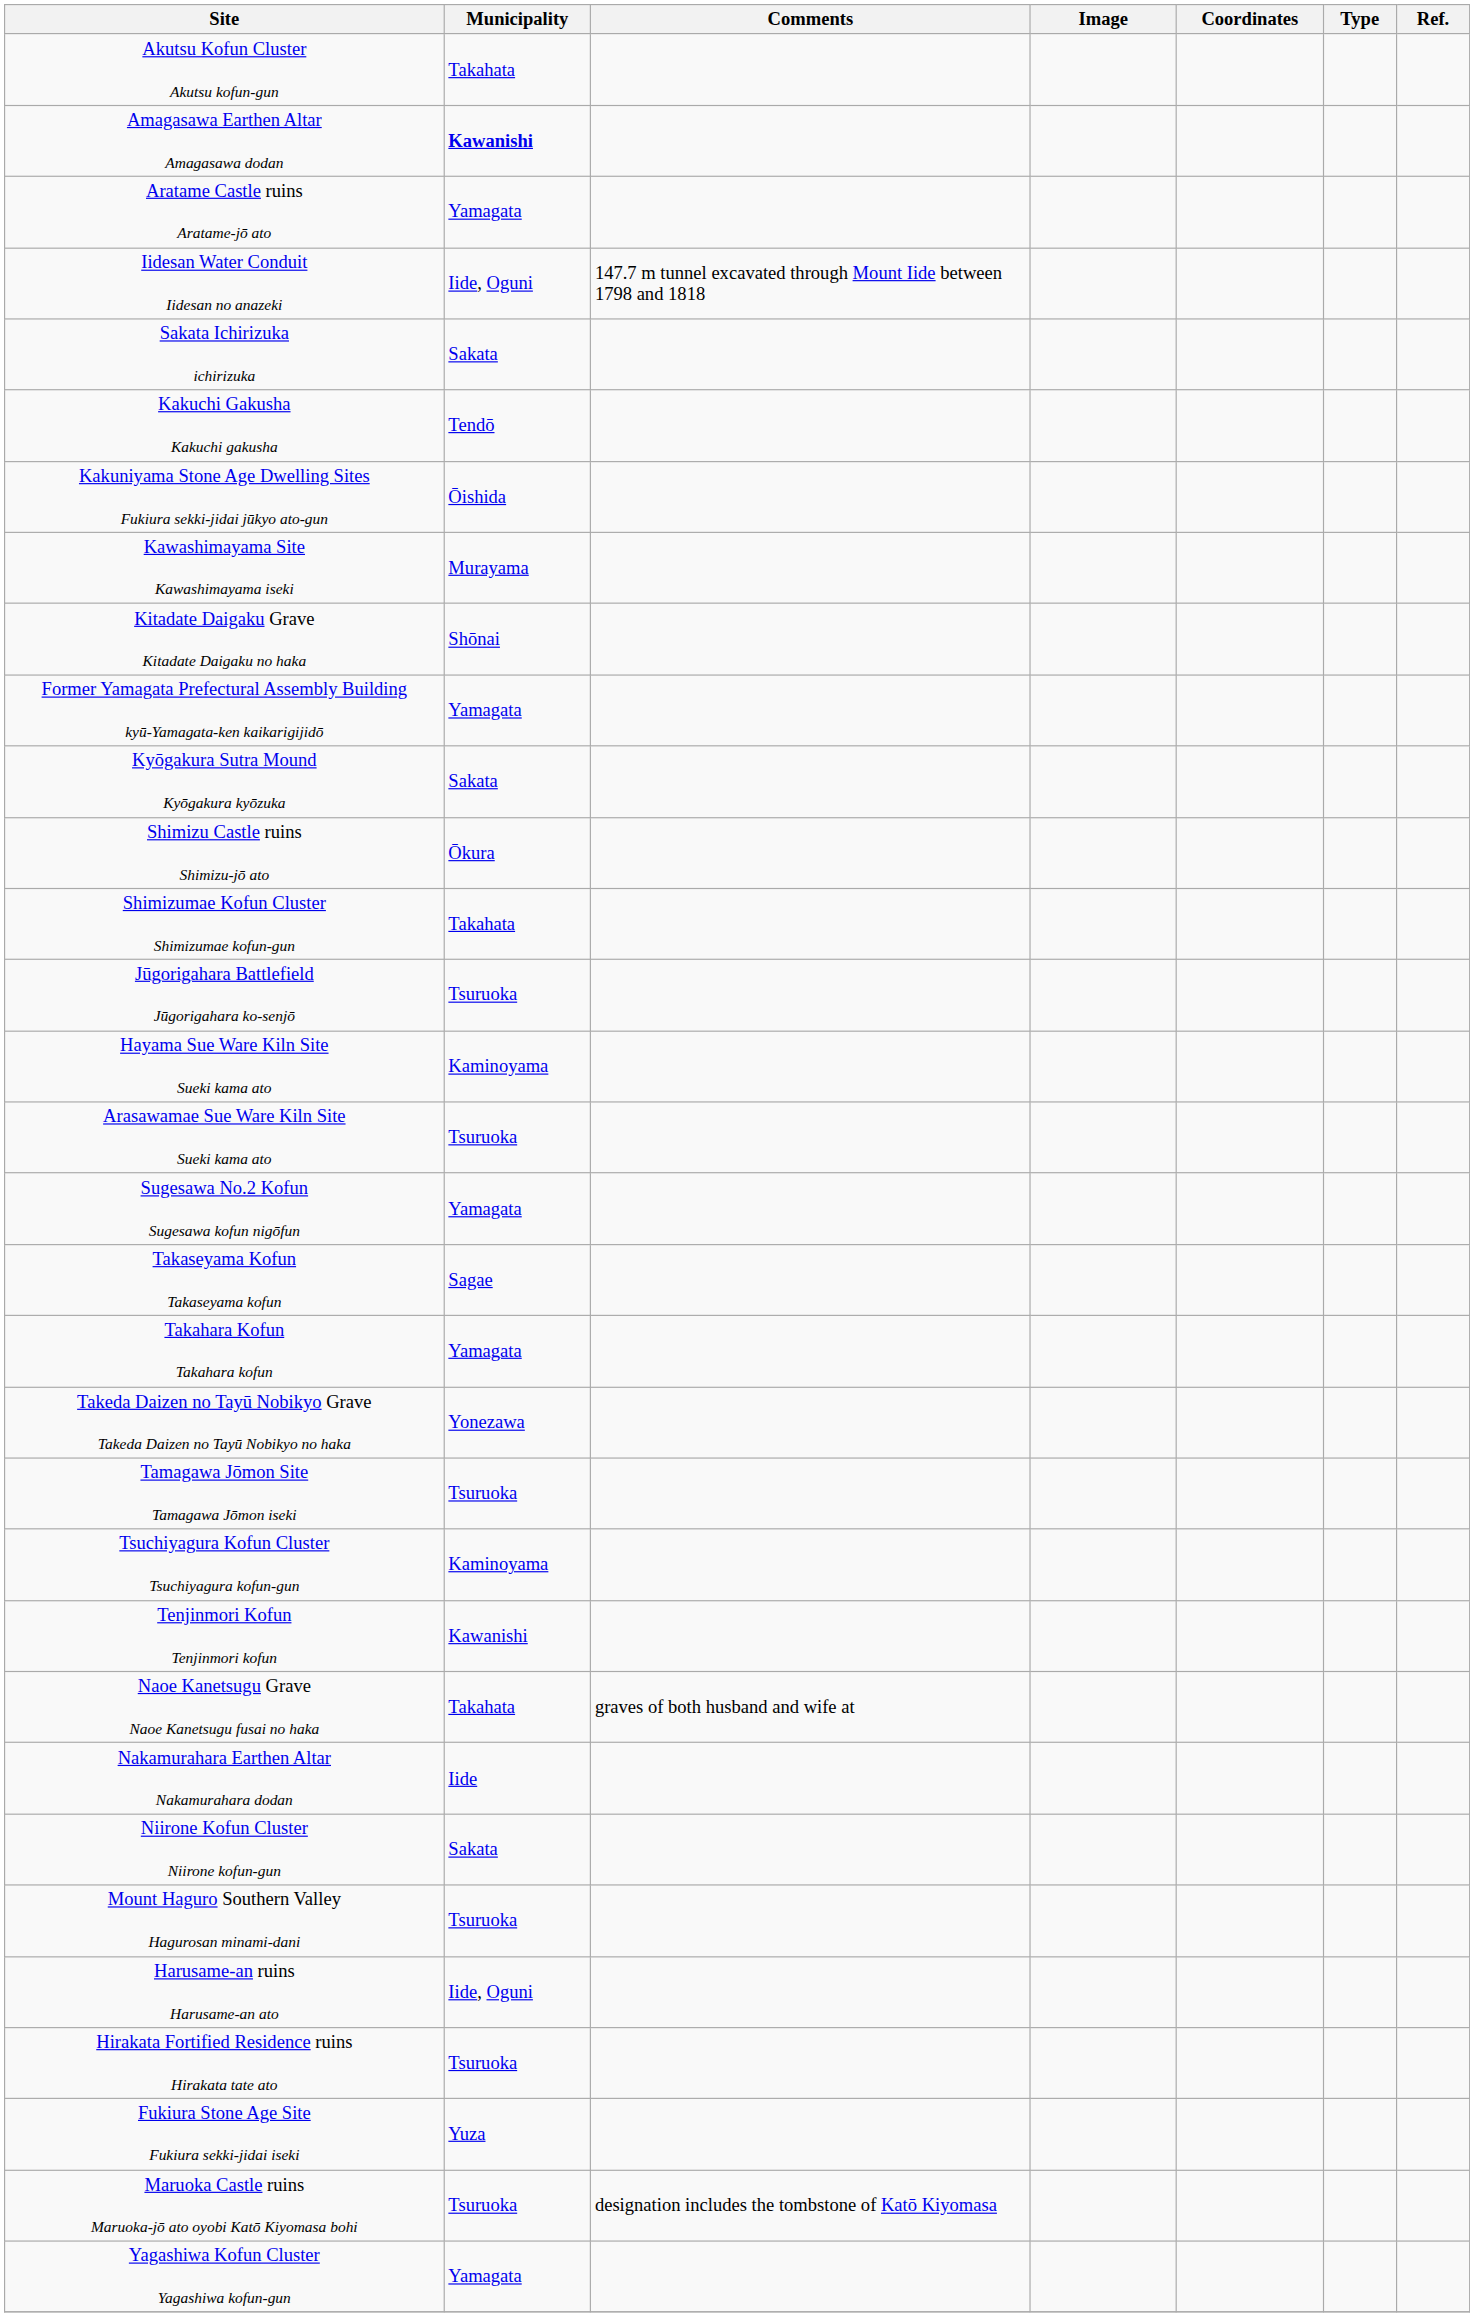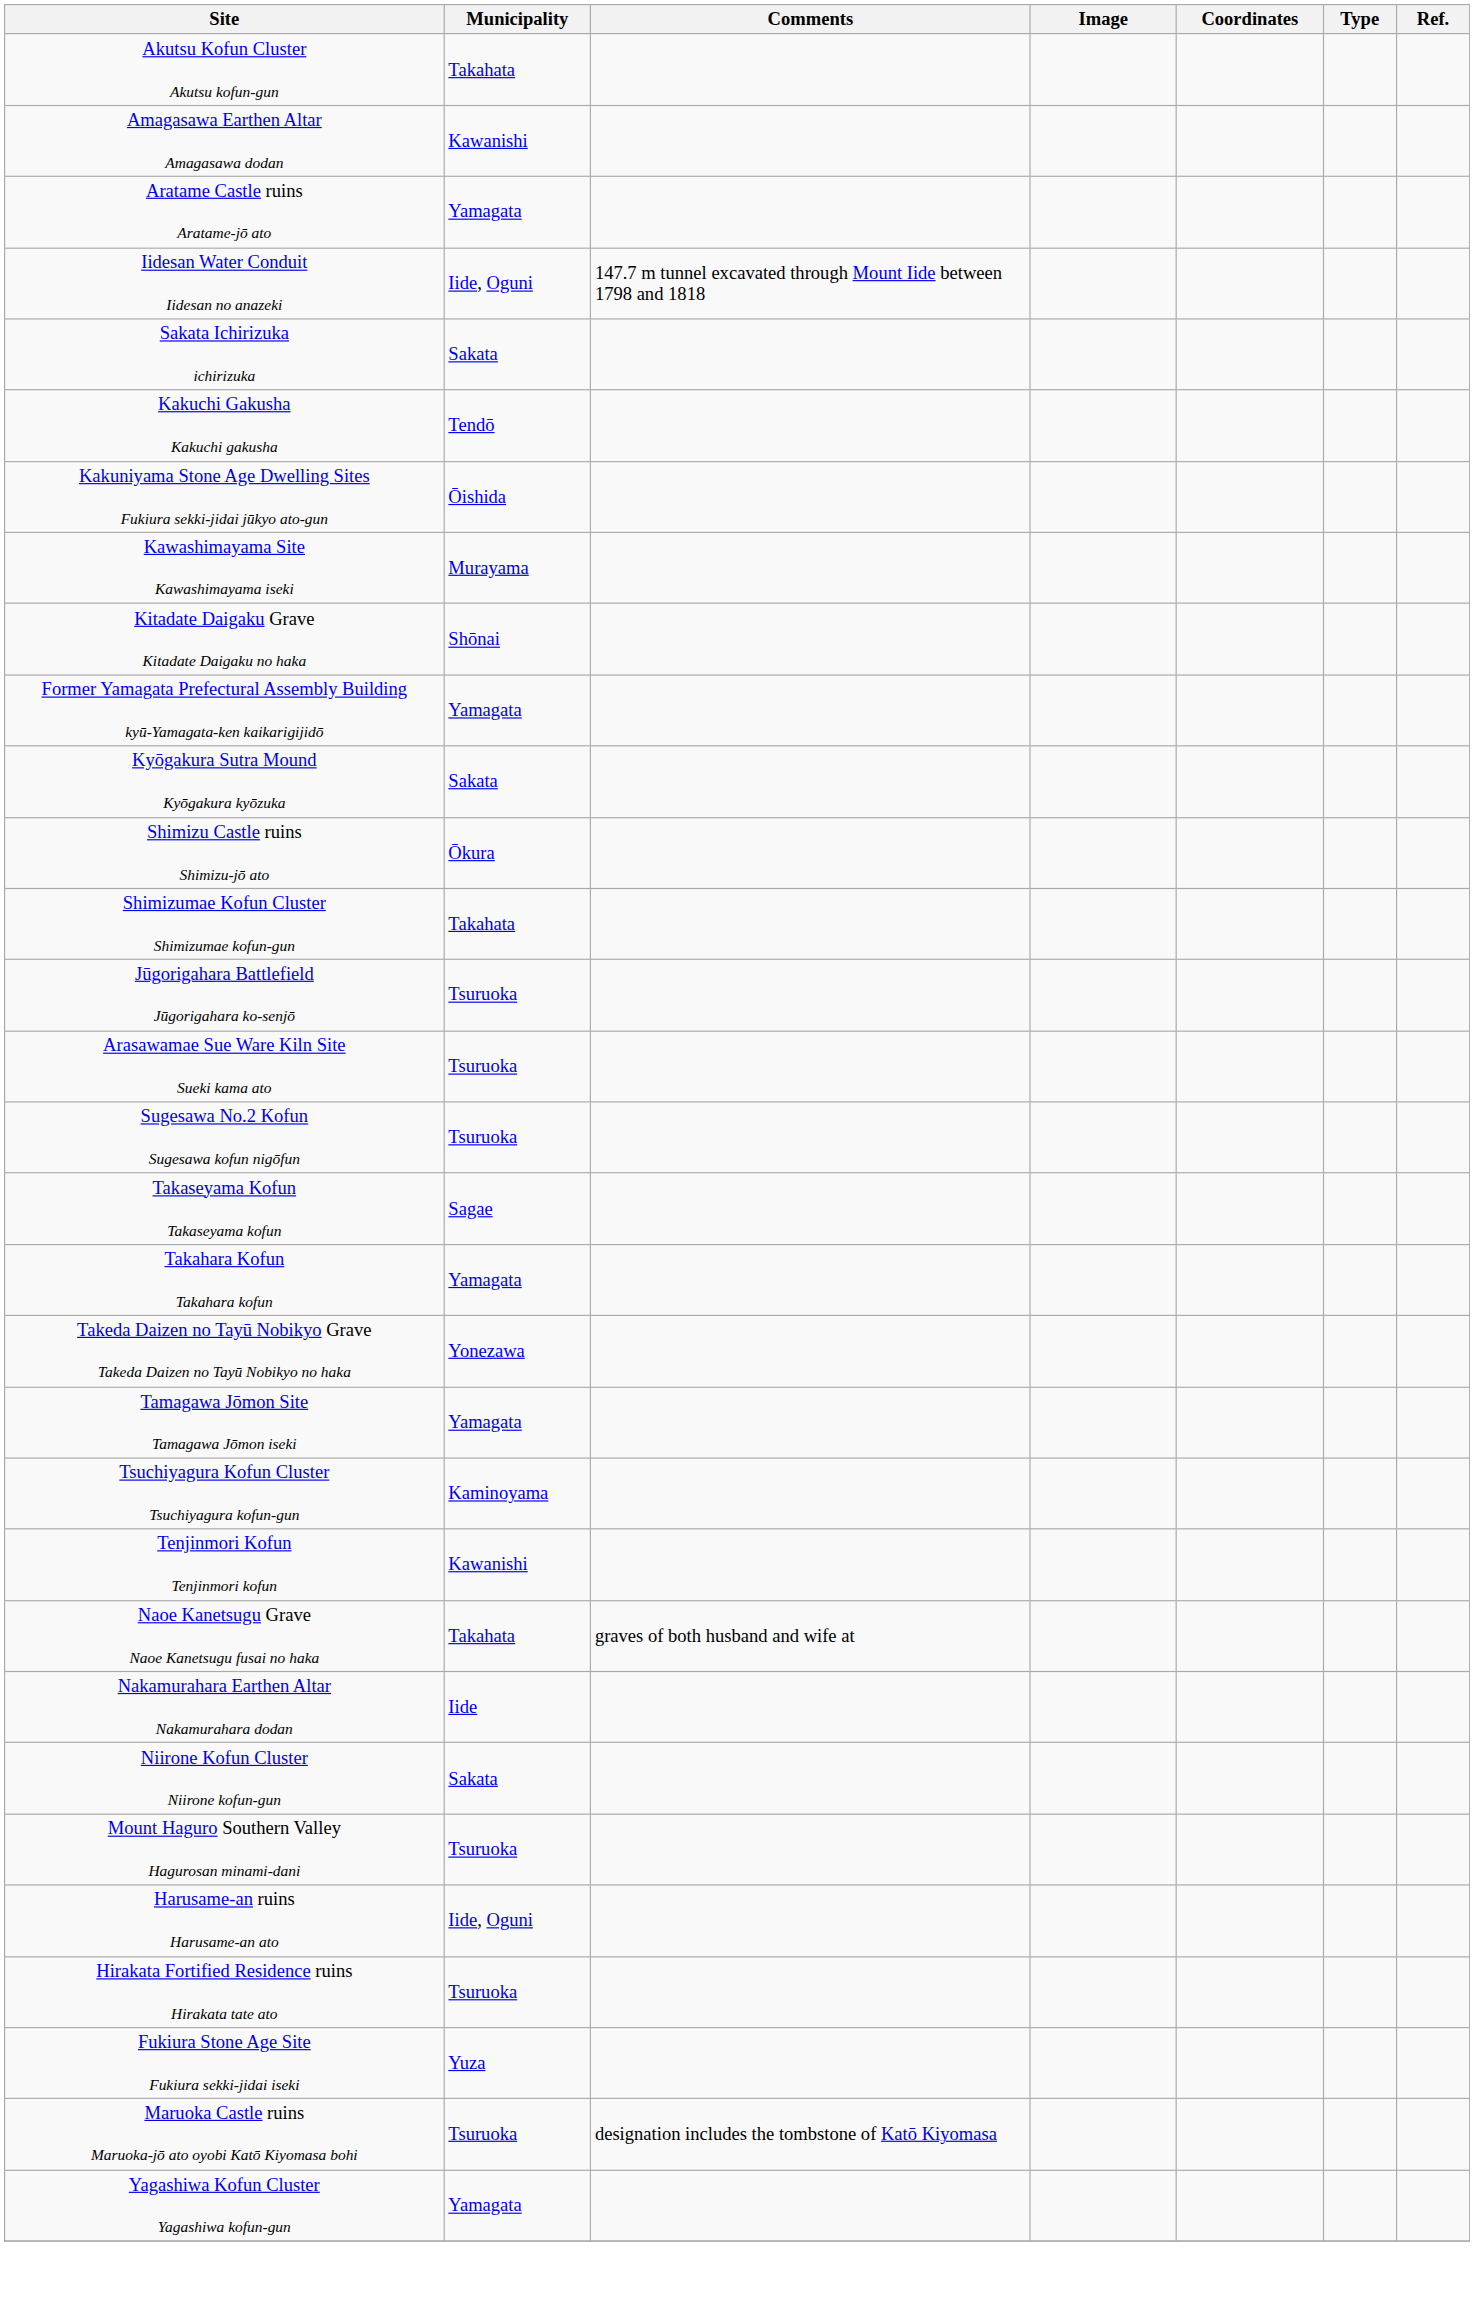(491, 140) bold -> (488, 140) normal
- row: (224, 1066)
(485, 1208) Yamagata -> (483, 1137) Tsuruoka
(483, 1493) Tsuruoka -> (485, 1422) Yamagata
